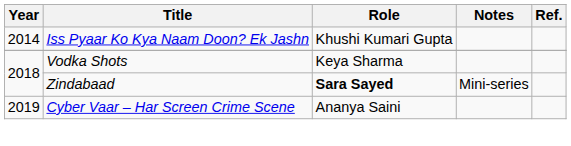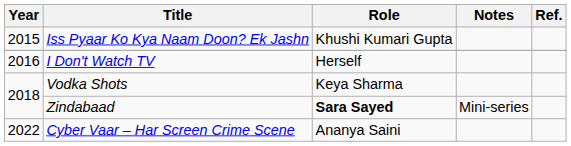(24, 38) 2014 -> (24, 38) 2015
+ row: (101, 61)
(24, 107) 2019 -> (24, 130) 2022
